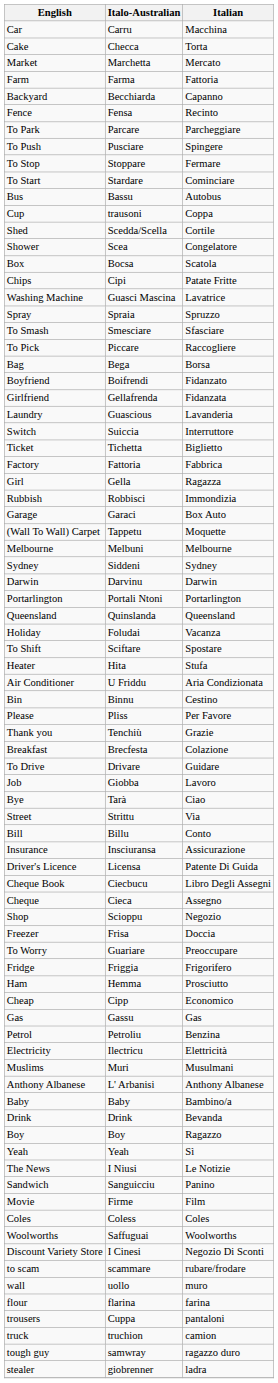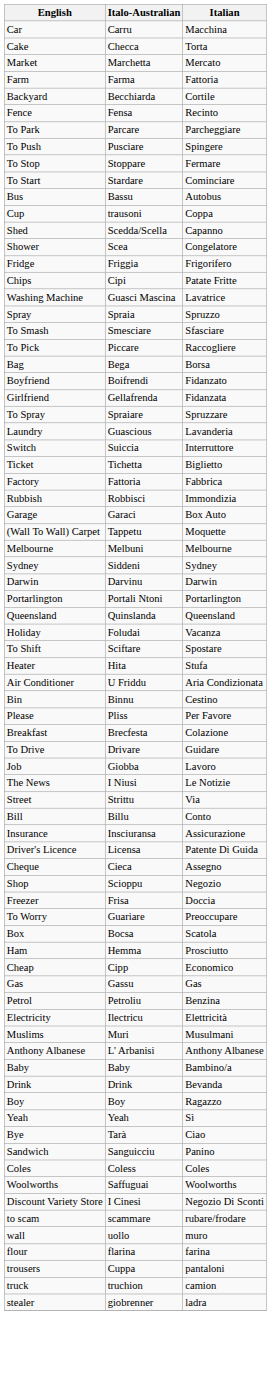(204, 96) Capanno -> (200, 96) Cortile
(200, 230) Cortile -> (204, 230) Capanno
rows swapped: (21, 967) <-> (16, 264)
+ row: (26, 414)
- row: (15, 481)
- row: (29, 733)
rows swapped: (28, 1168) <-> (15, 800)
- row: (36, 883)
- row: (21, 1201)
- row: (28, 1352)
